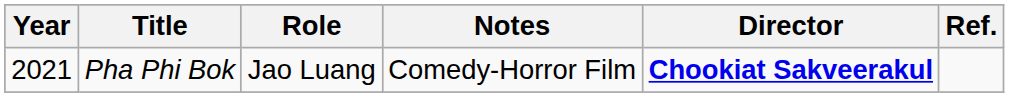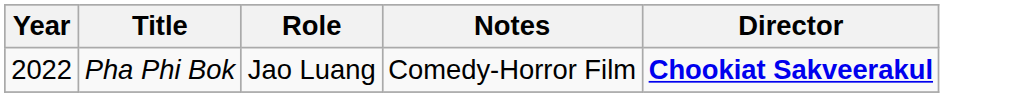- column: (971, 26)
(42, 69) 2021 -> (42, 69) 2022
